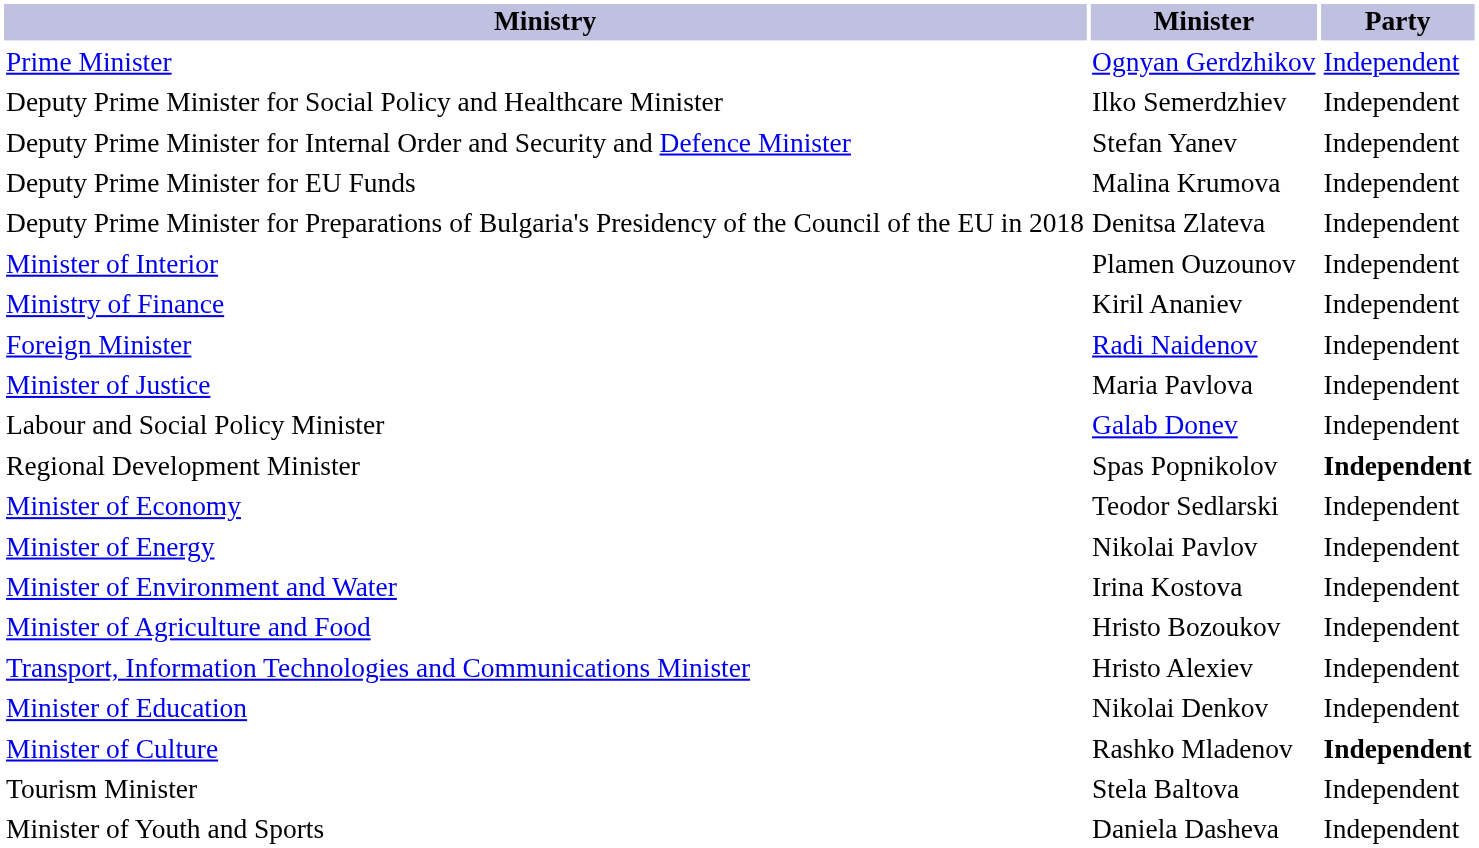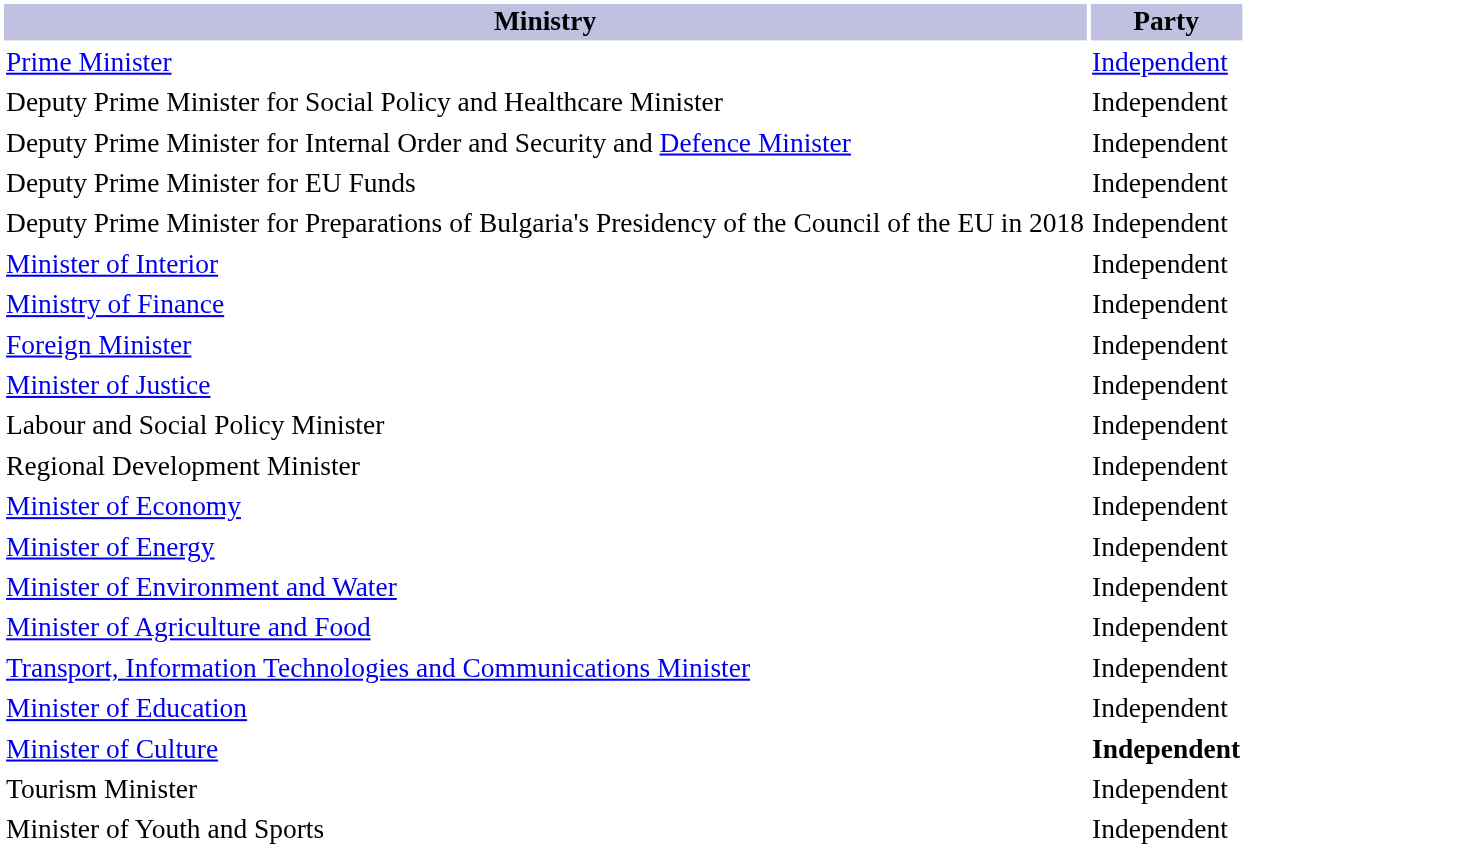- column: (1204, 21)
(1398, 466) bold -> (1160, 466) normal
